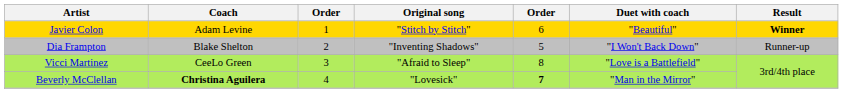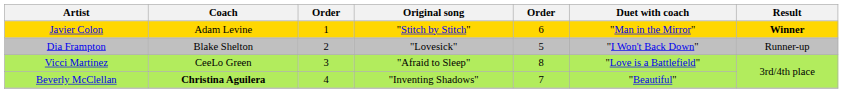(653, 29) "Beautiful" -> (653, 29) "Man in the Mirror"
(434, 46) "Inventing Shadows" -> (434, 46) "Lovesick"
(434, 79) "Lovesick" -> (434, 79) "Inventing Shadows"
(541, 79) bold -> (541, 79) normal
(653, 79) "Man in the Mirror" -> (653, 79) "Beautiful"
